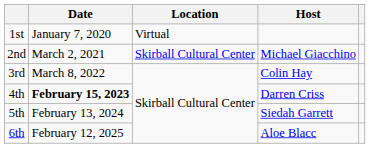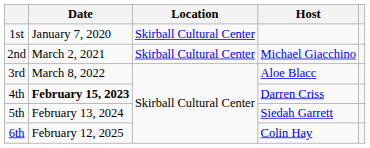(152, 34) Virtual -> (195, 34) Skirball Cultural Center
(286, 73) Colin Hay -> (288, 73) Aloe Blacc
(288, 133) Aloe Blacc -> (286, 133) Colin Hay
